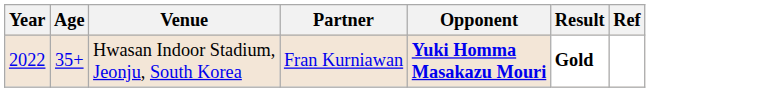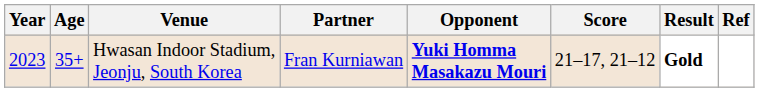+ column: (605, 19)
(27, 60) 2022 -> (27, 60) 2023
